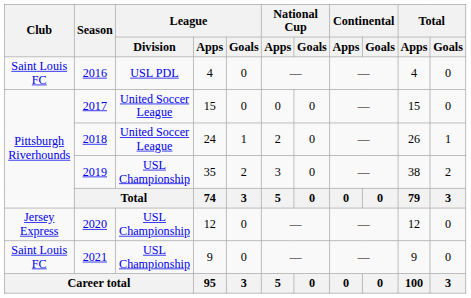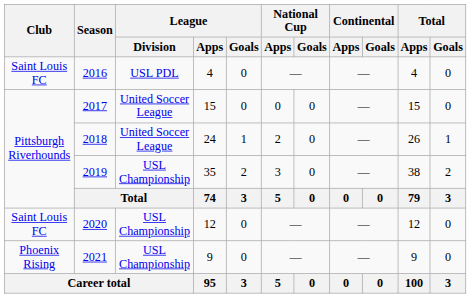(39, 224) Jersey Express -> (39, 224) Saint Louis FC
(39, 257) Saint Louis FC -> (39, 257) Phoenix Rising
